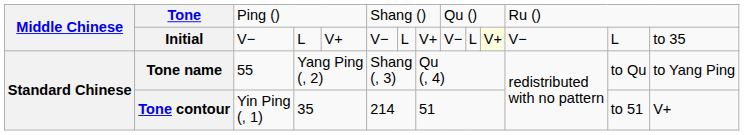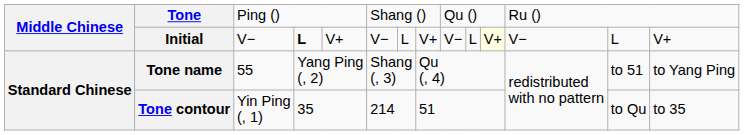(301, 39) normal -> (302, 39) bold
(669, 39) to 35 -> (662, 39) V+
(629, 70) to Qu -> (627, 70) to 51
(627, 109) to 51 -> (629, 109) to Qu
(662, 109) V+ -> (669, 109) to 35
